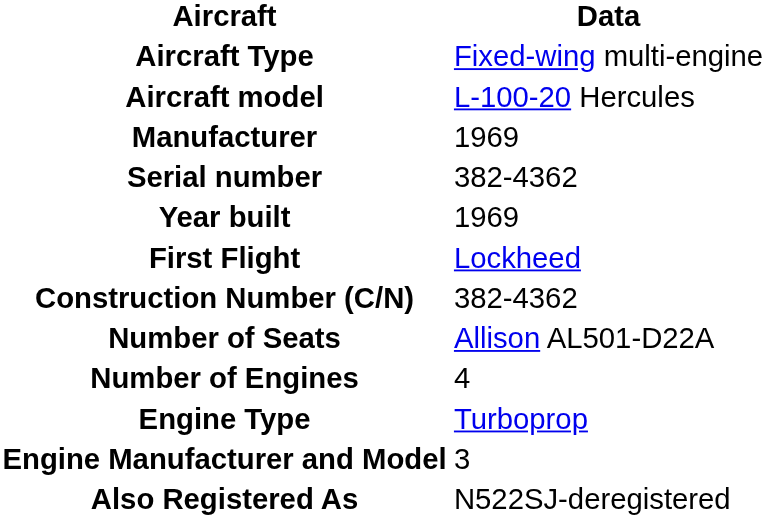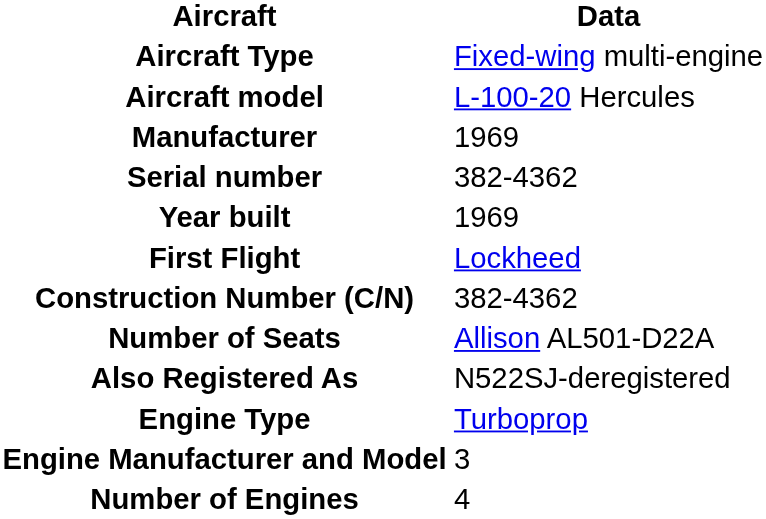rows swapped: (225, 378) <-> (225, 499)
